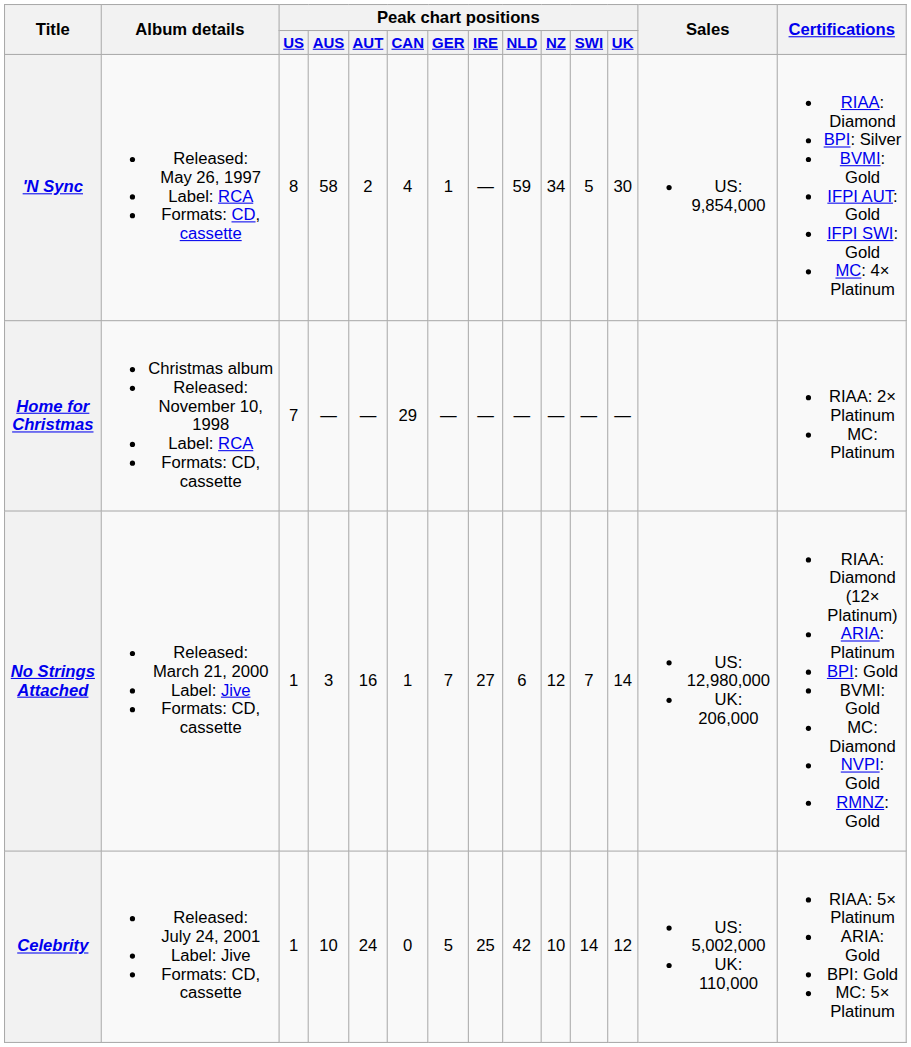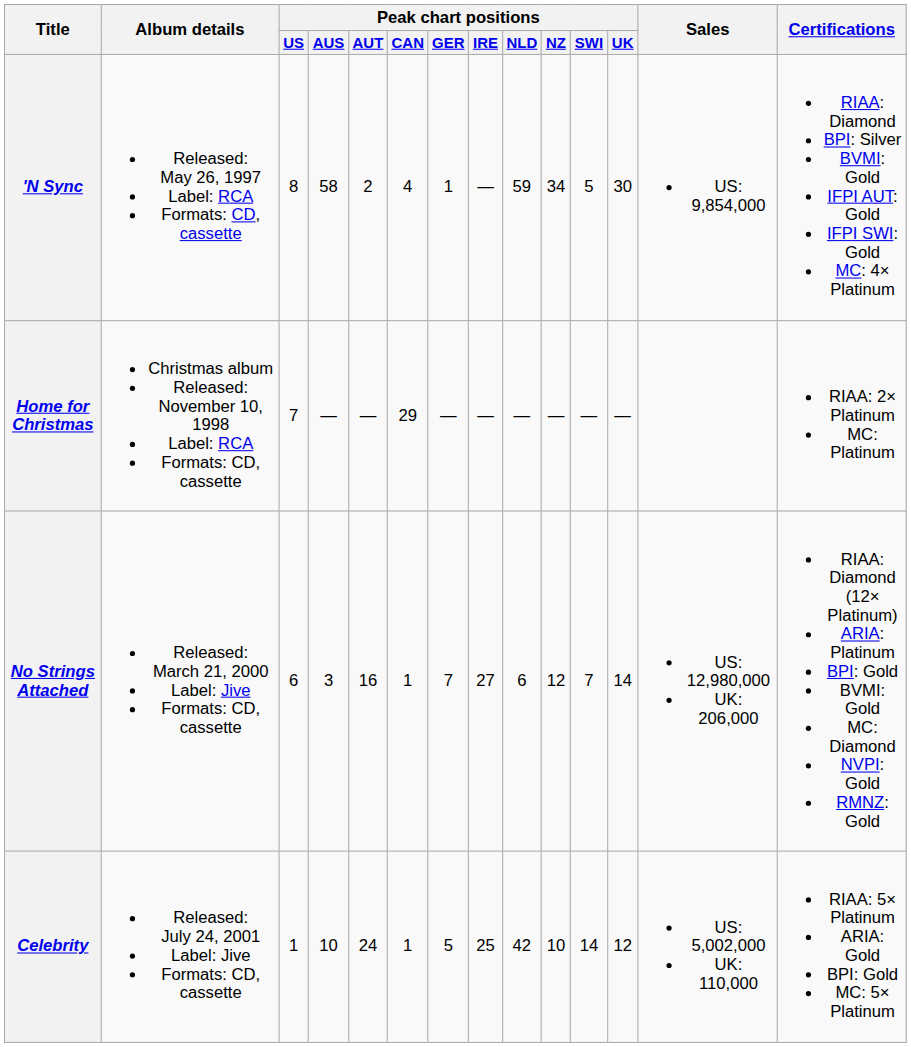(294, 681) 1 -> (294, 681) 6
(408, 946) 0 -> (408, 946) 1
